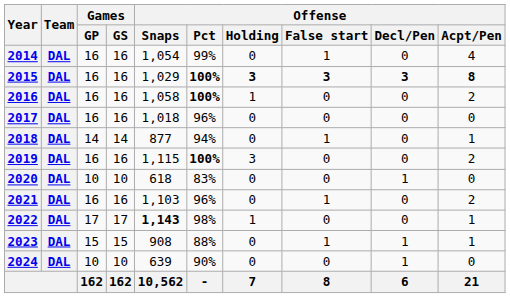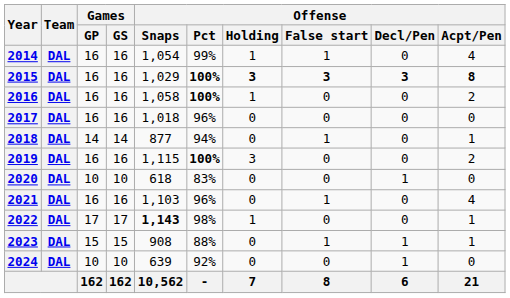(252, 56) 0 -> (252, 56) 1
(472, 200) 2 -> (472, 200) 4
(205, 261) 90% -> (205, 261) 92%
